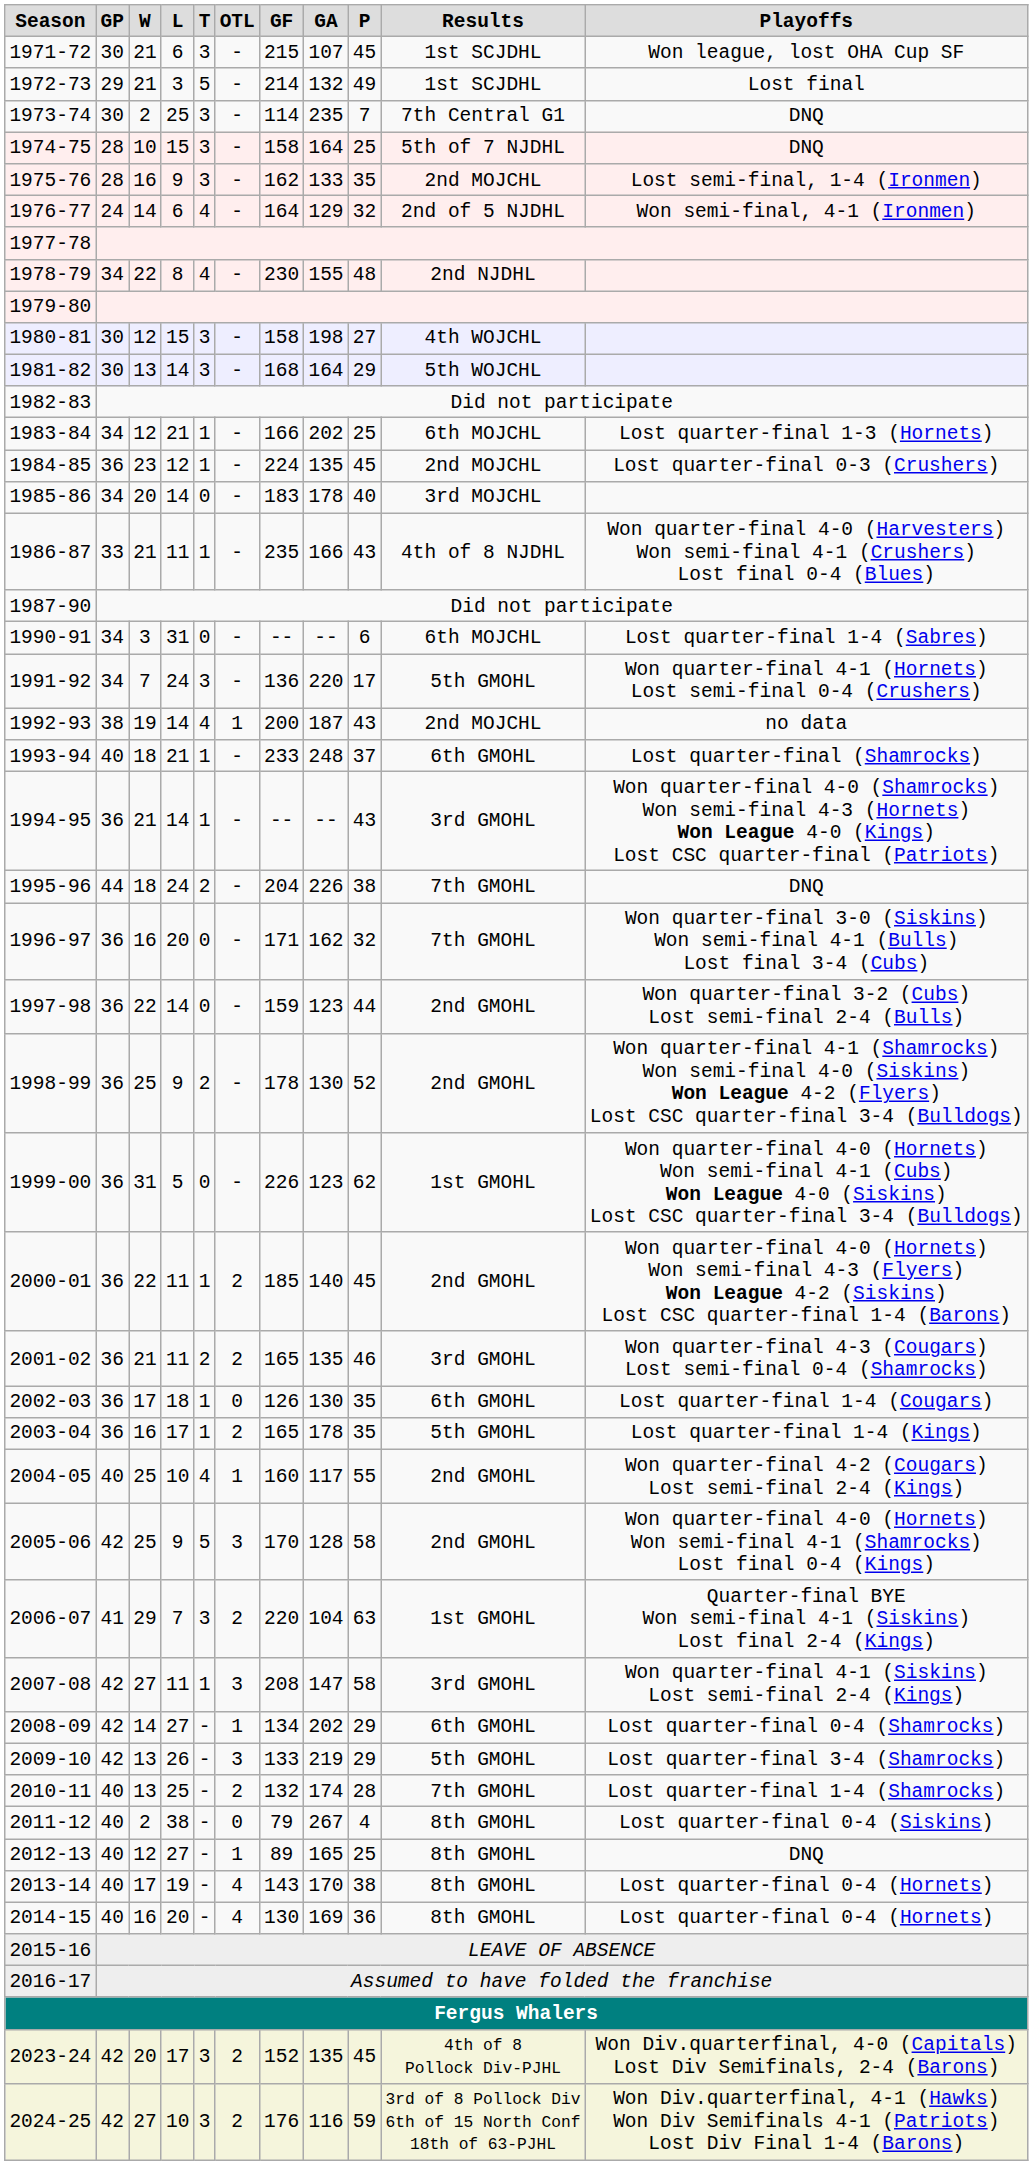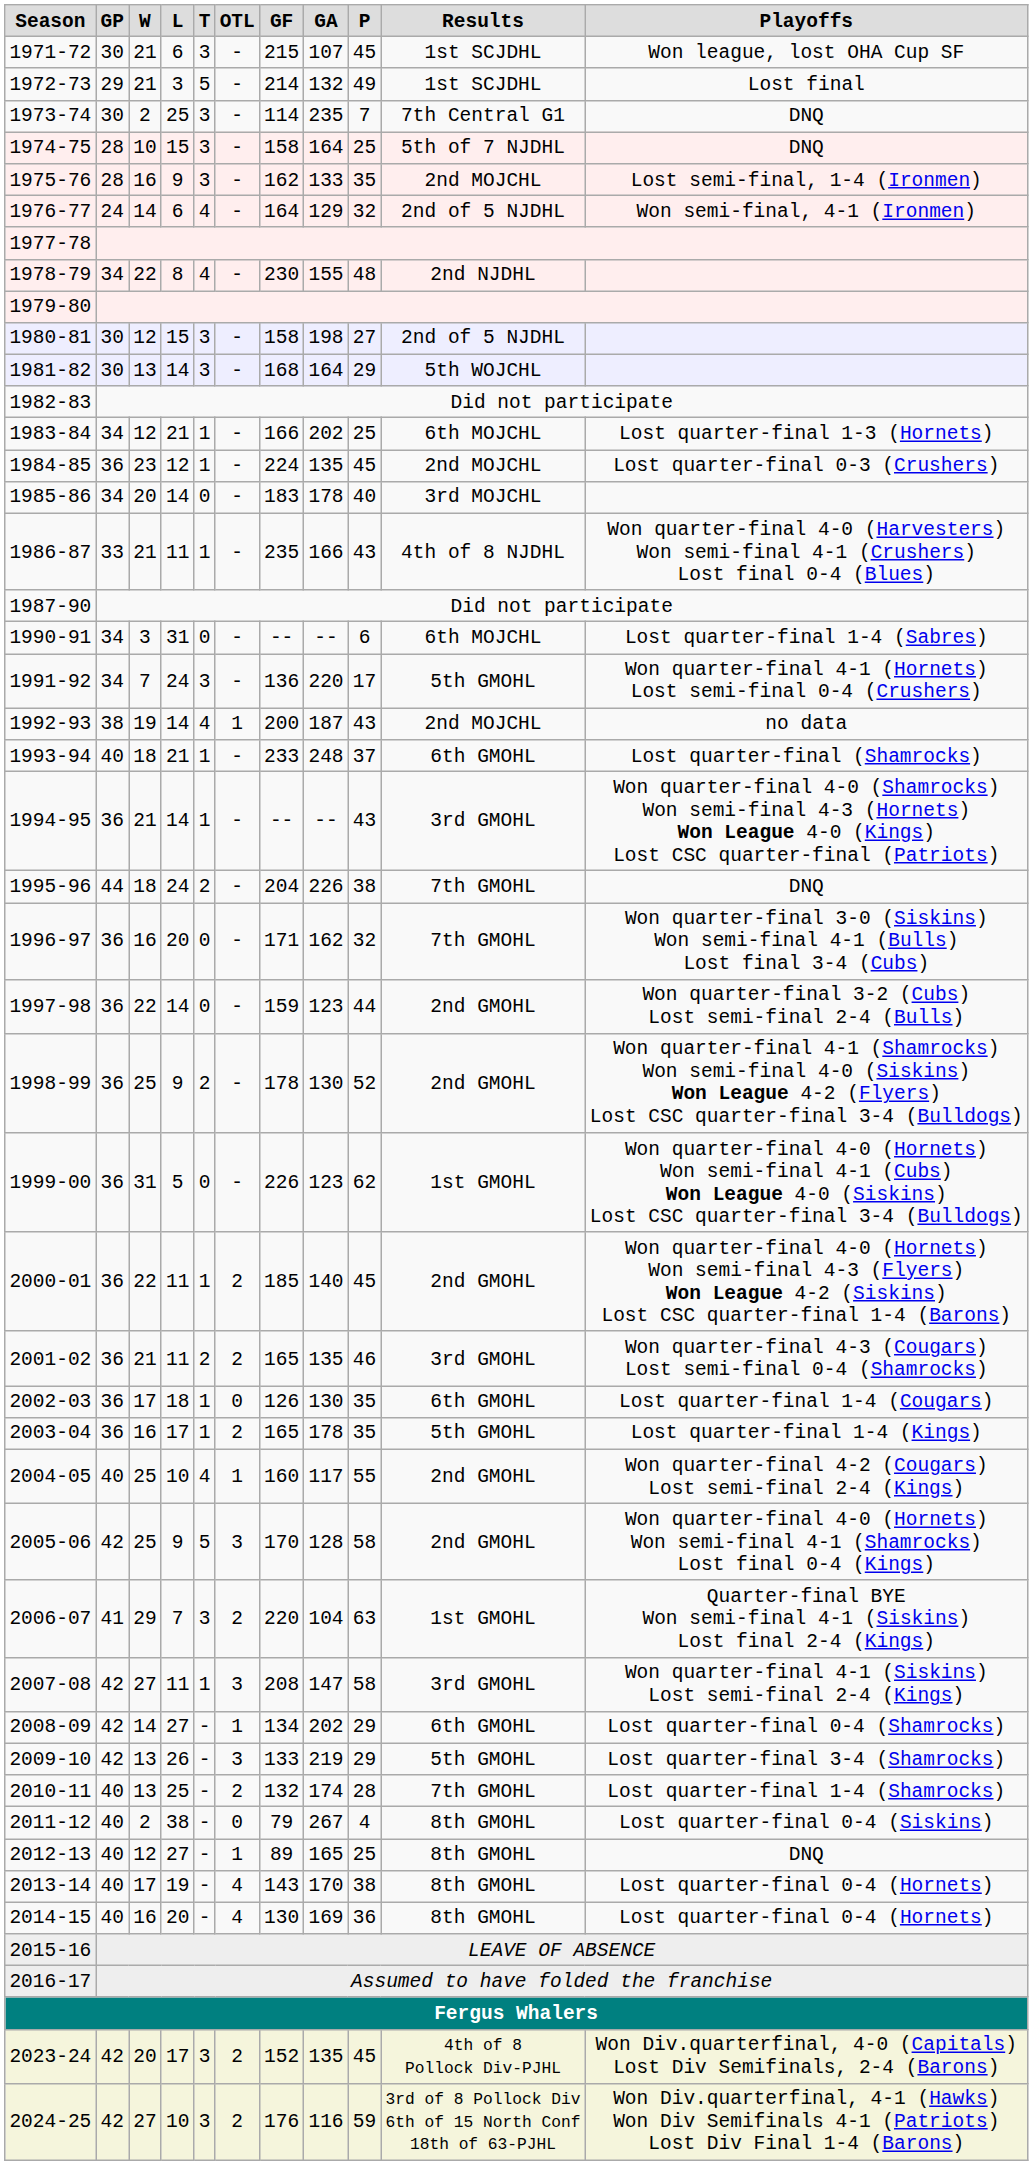(483, 338) 4th WOJCHL -> (483, 338) 2nd of 5 NJDHL
